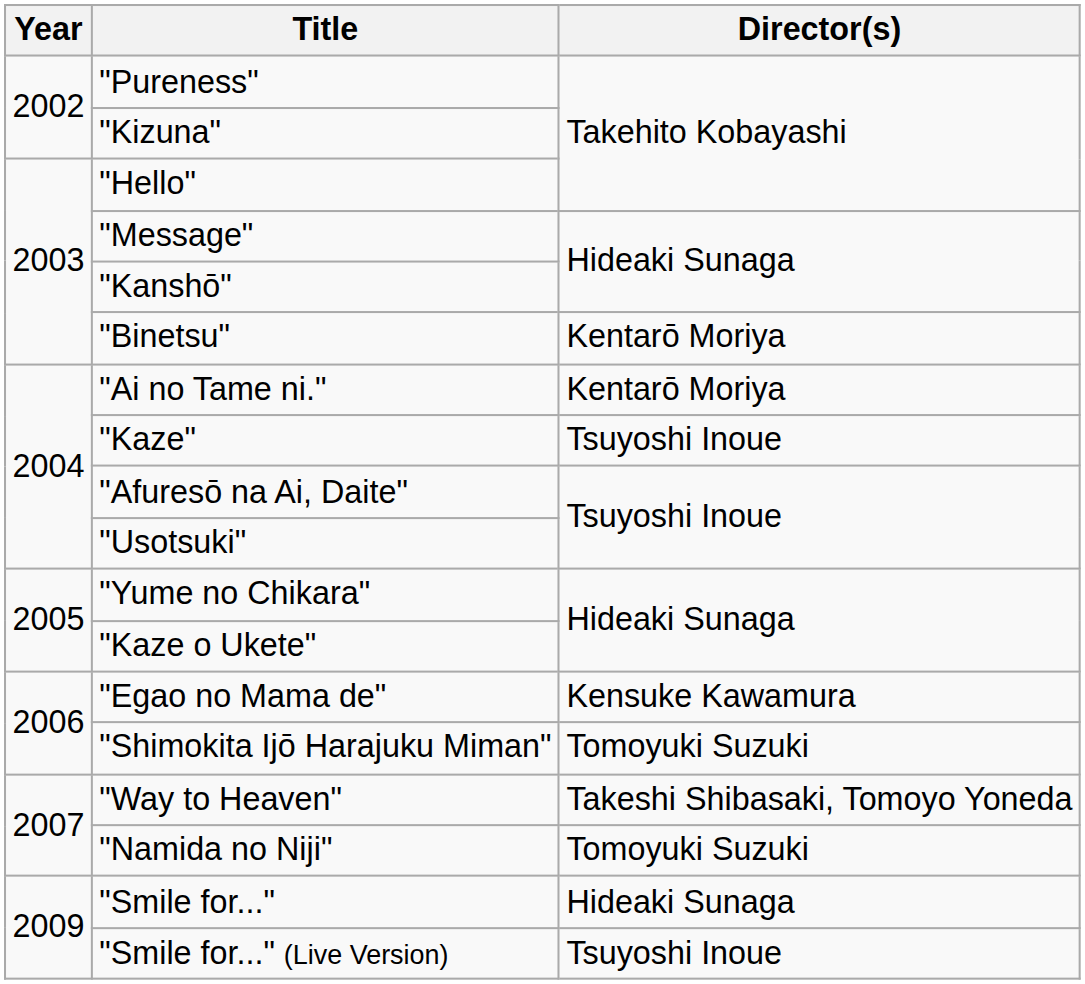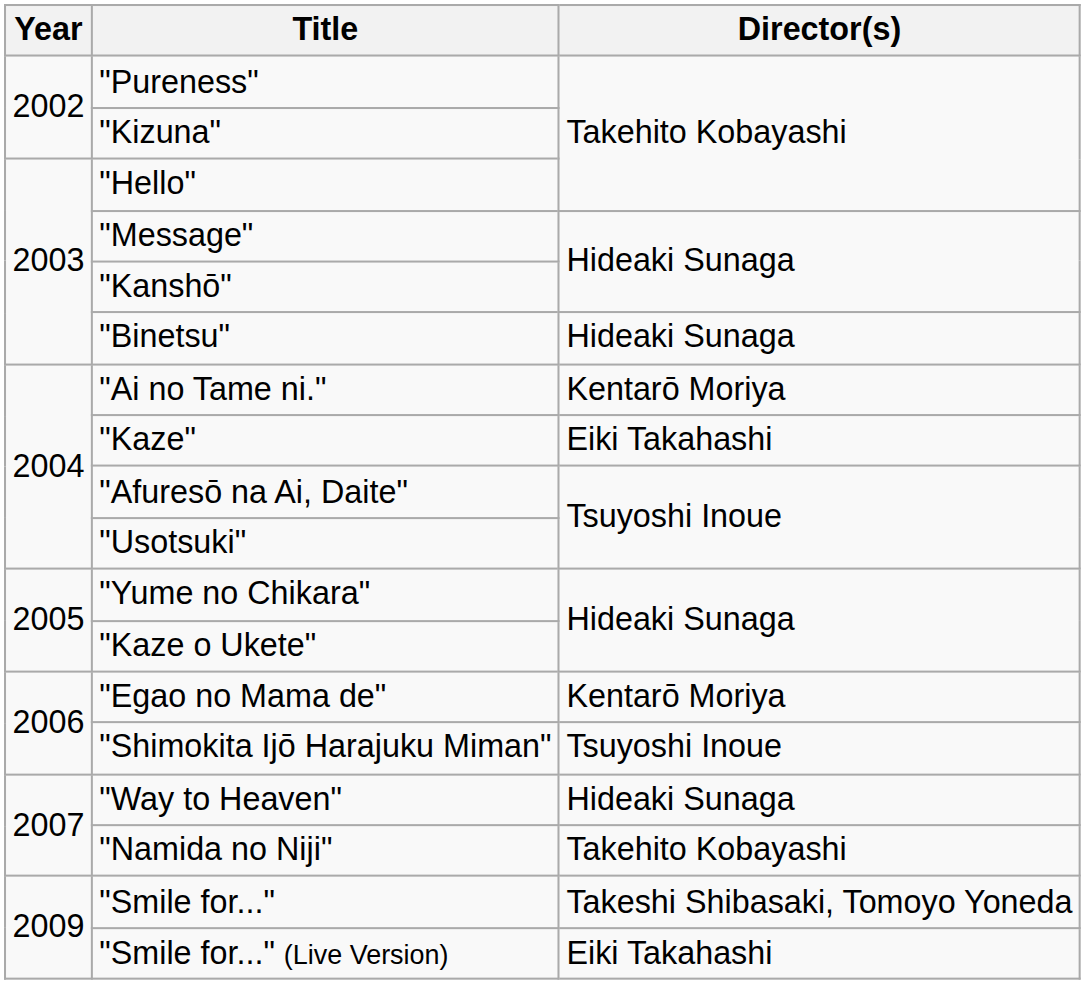(676, 337) Kentarō Moriya -> (681, 337) Hideaki Sunaga
(674, 440) Tsuyoshi Inoue -> (669, 440) Eiki Takahashi
(711, 696) Kensuke Kawamura -> (676, 696) Kentarō Moriya
(688, 747) Tomoyuki Suzuki -> (674, 747) Tsuyoshi Inoue
(819, 798) Takeshi Shibasaki, Tomoyo Yoneda -> (681, 798) Hideaki Sunaga
(688, 850) Tomoyuki Suzuki -> (707, 850) Takehito Kobayashi
(681, 901) Hideaki Sunaga -> (819, 901) Takeshi Shibasaki, Tomoyo Yoneda
(674, 952) Tsuyoshi Inoue -> (669, 952) Eiki Takahashi
